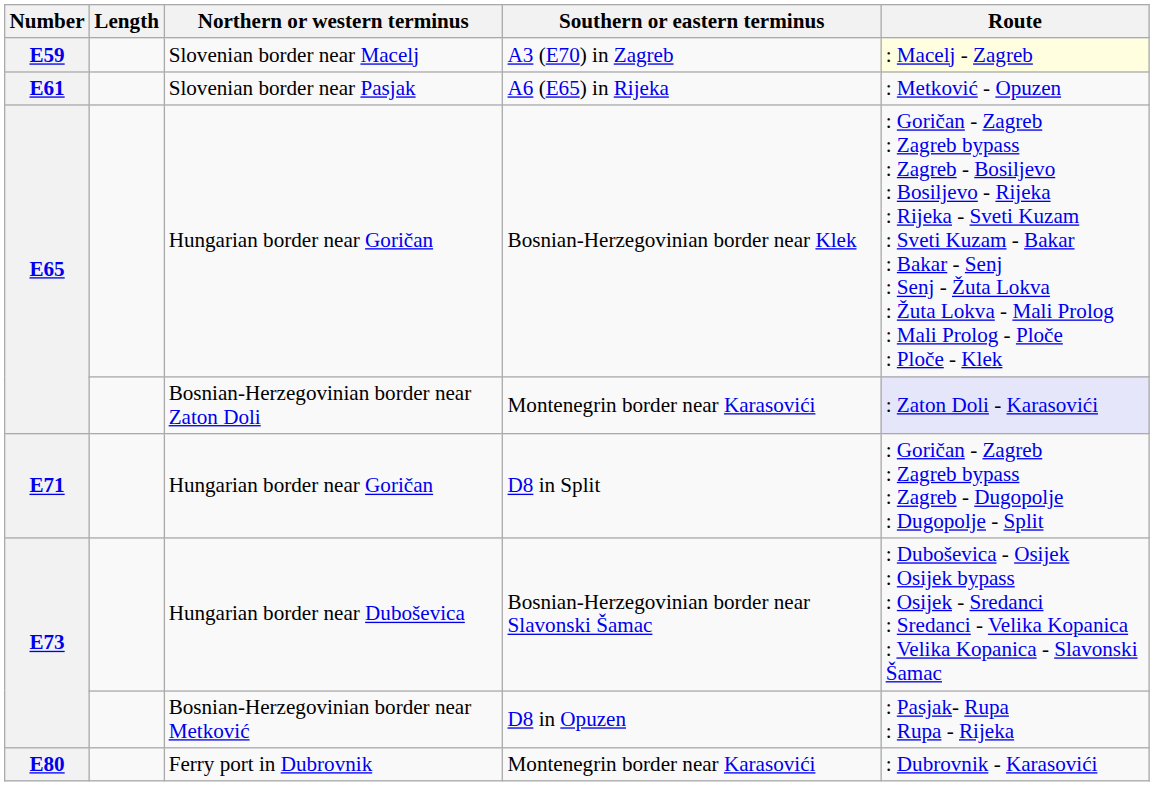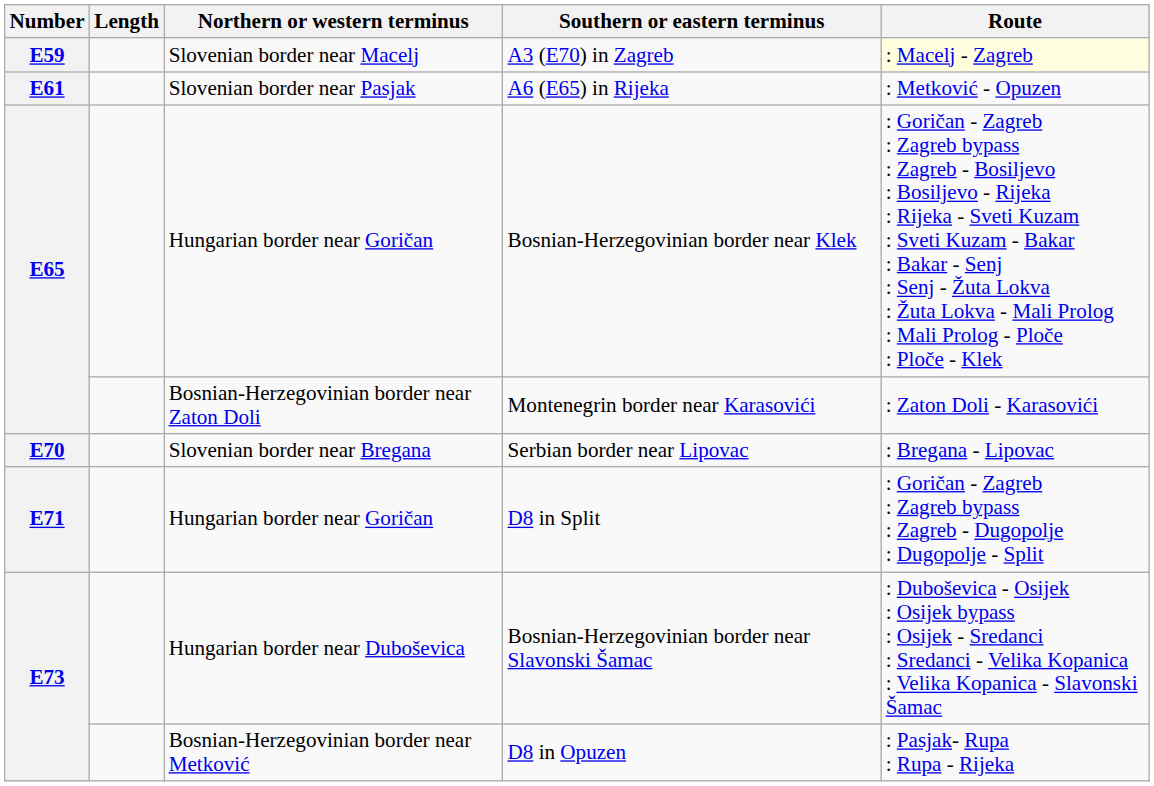(992, 404) lavender background -> (992, 404) no background
+ row: (300, 450)
- row: (270, 764)
